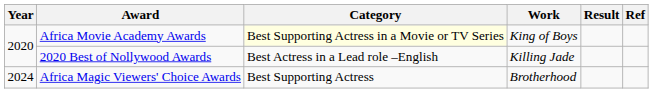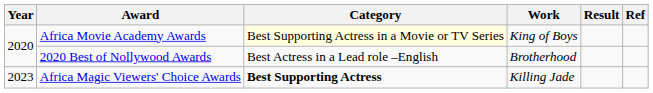(542, 56) Killing Jade -> (543, 56) Brotherhood
(21, 77) 2024 -> (21, 77) 2023
(310, 77) normal -> (314, 77) bold
(543, 77) Brotherhood -> (542, 77) Killing Jade
